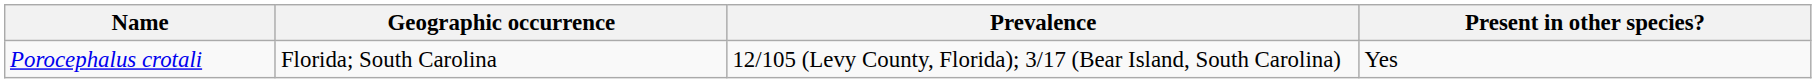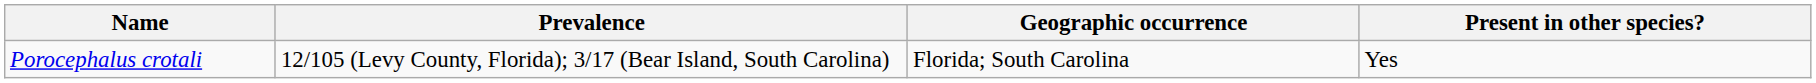columns swapped: (501, 22) <-> (1043, 22)
